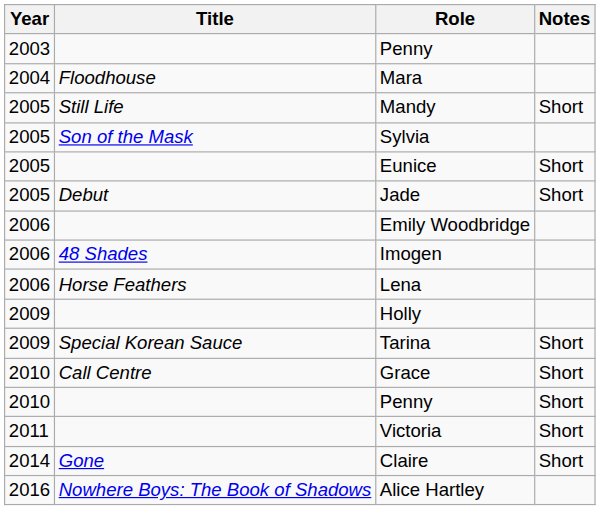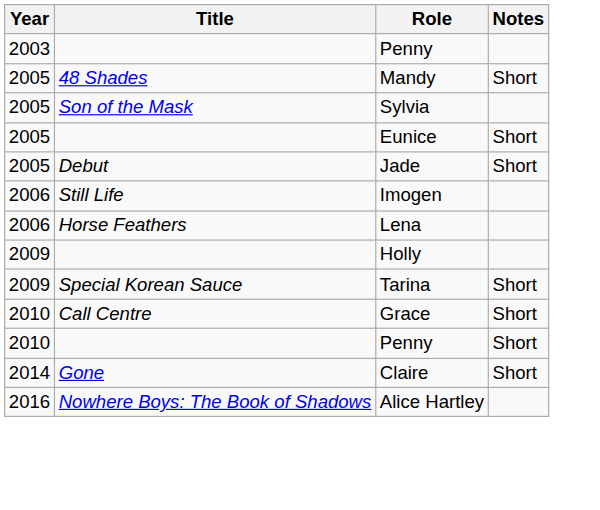- row: (30, 78)
(91, 107) Still Life -> (103, 78) 48 Shades
- row: (30, 225)
(103, 254) 48 Shades -> (91, 195) Still Life
- row: (29, 431)
